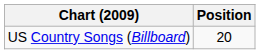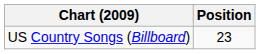(224, 37) 20 -> (224, 37) 23
